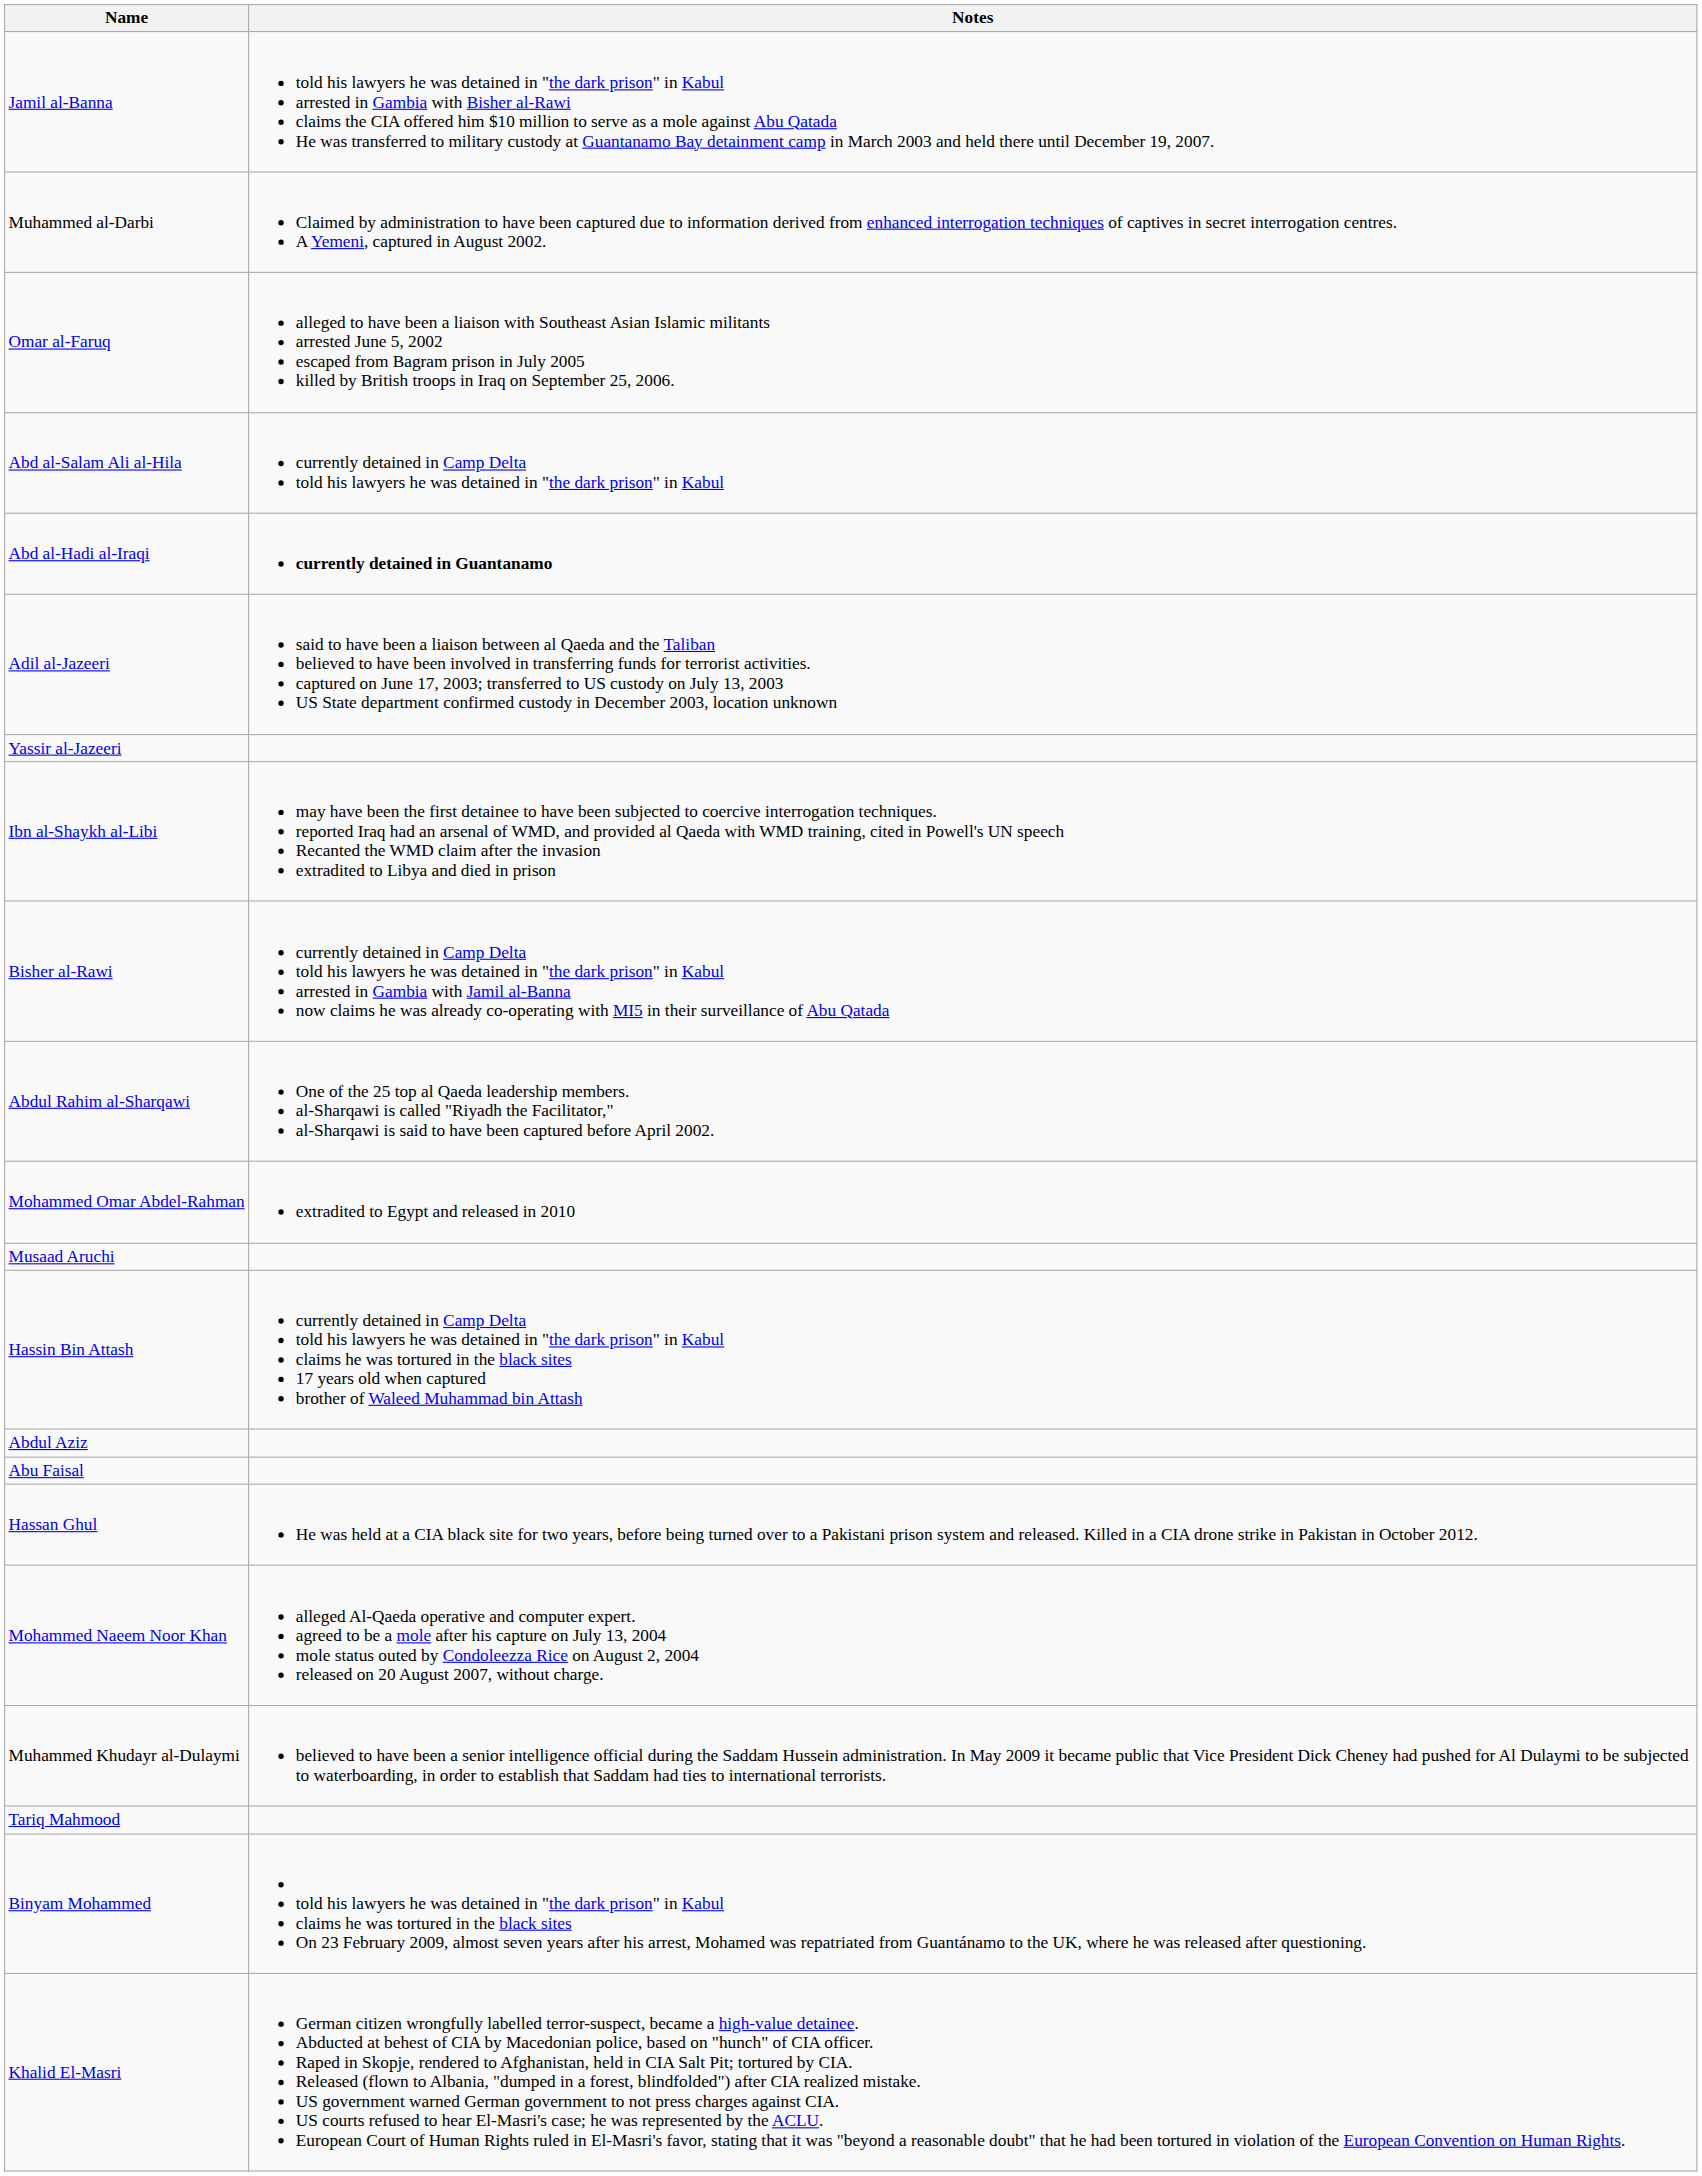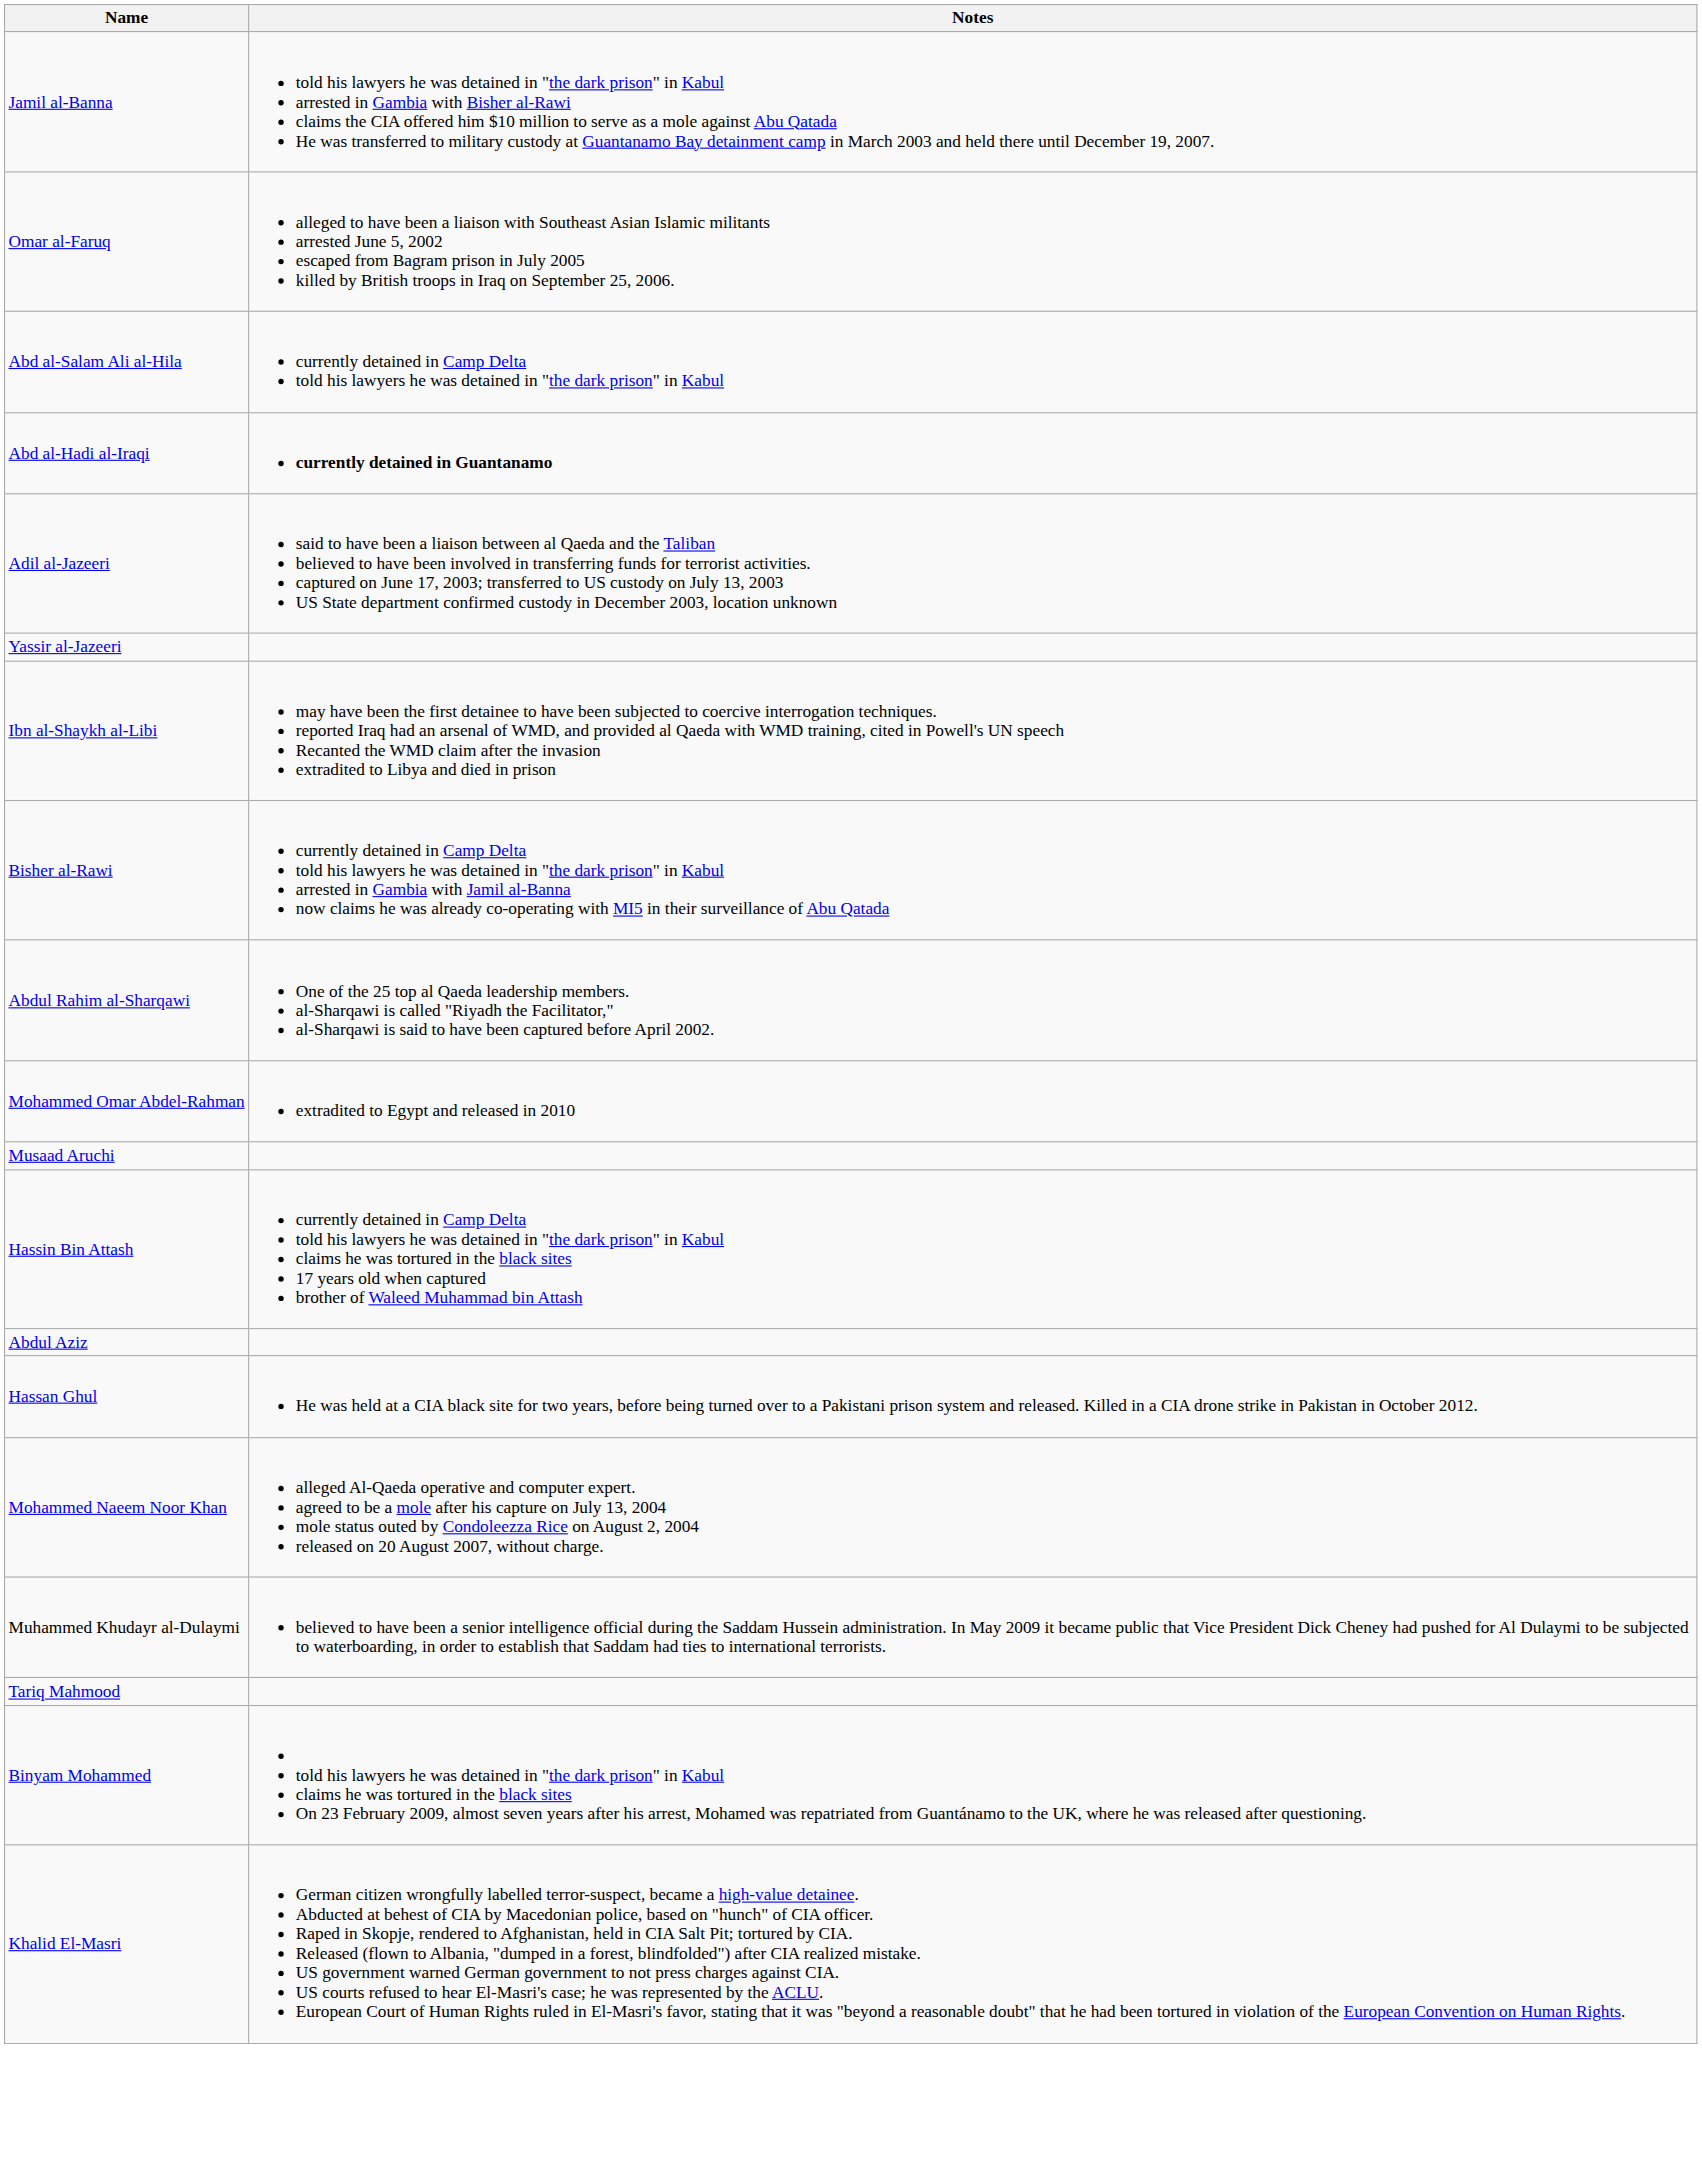- row: (81, 222)
- row: (46, 1470)
